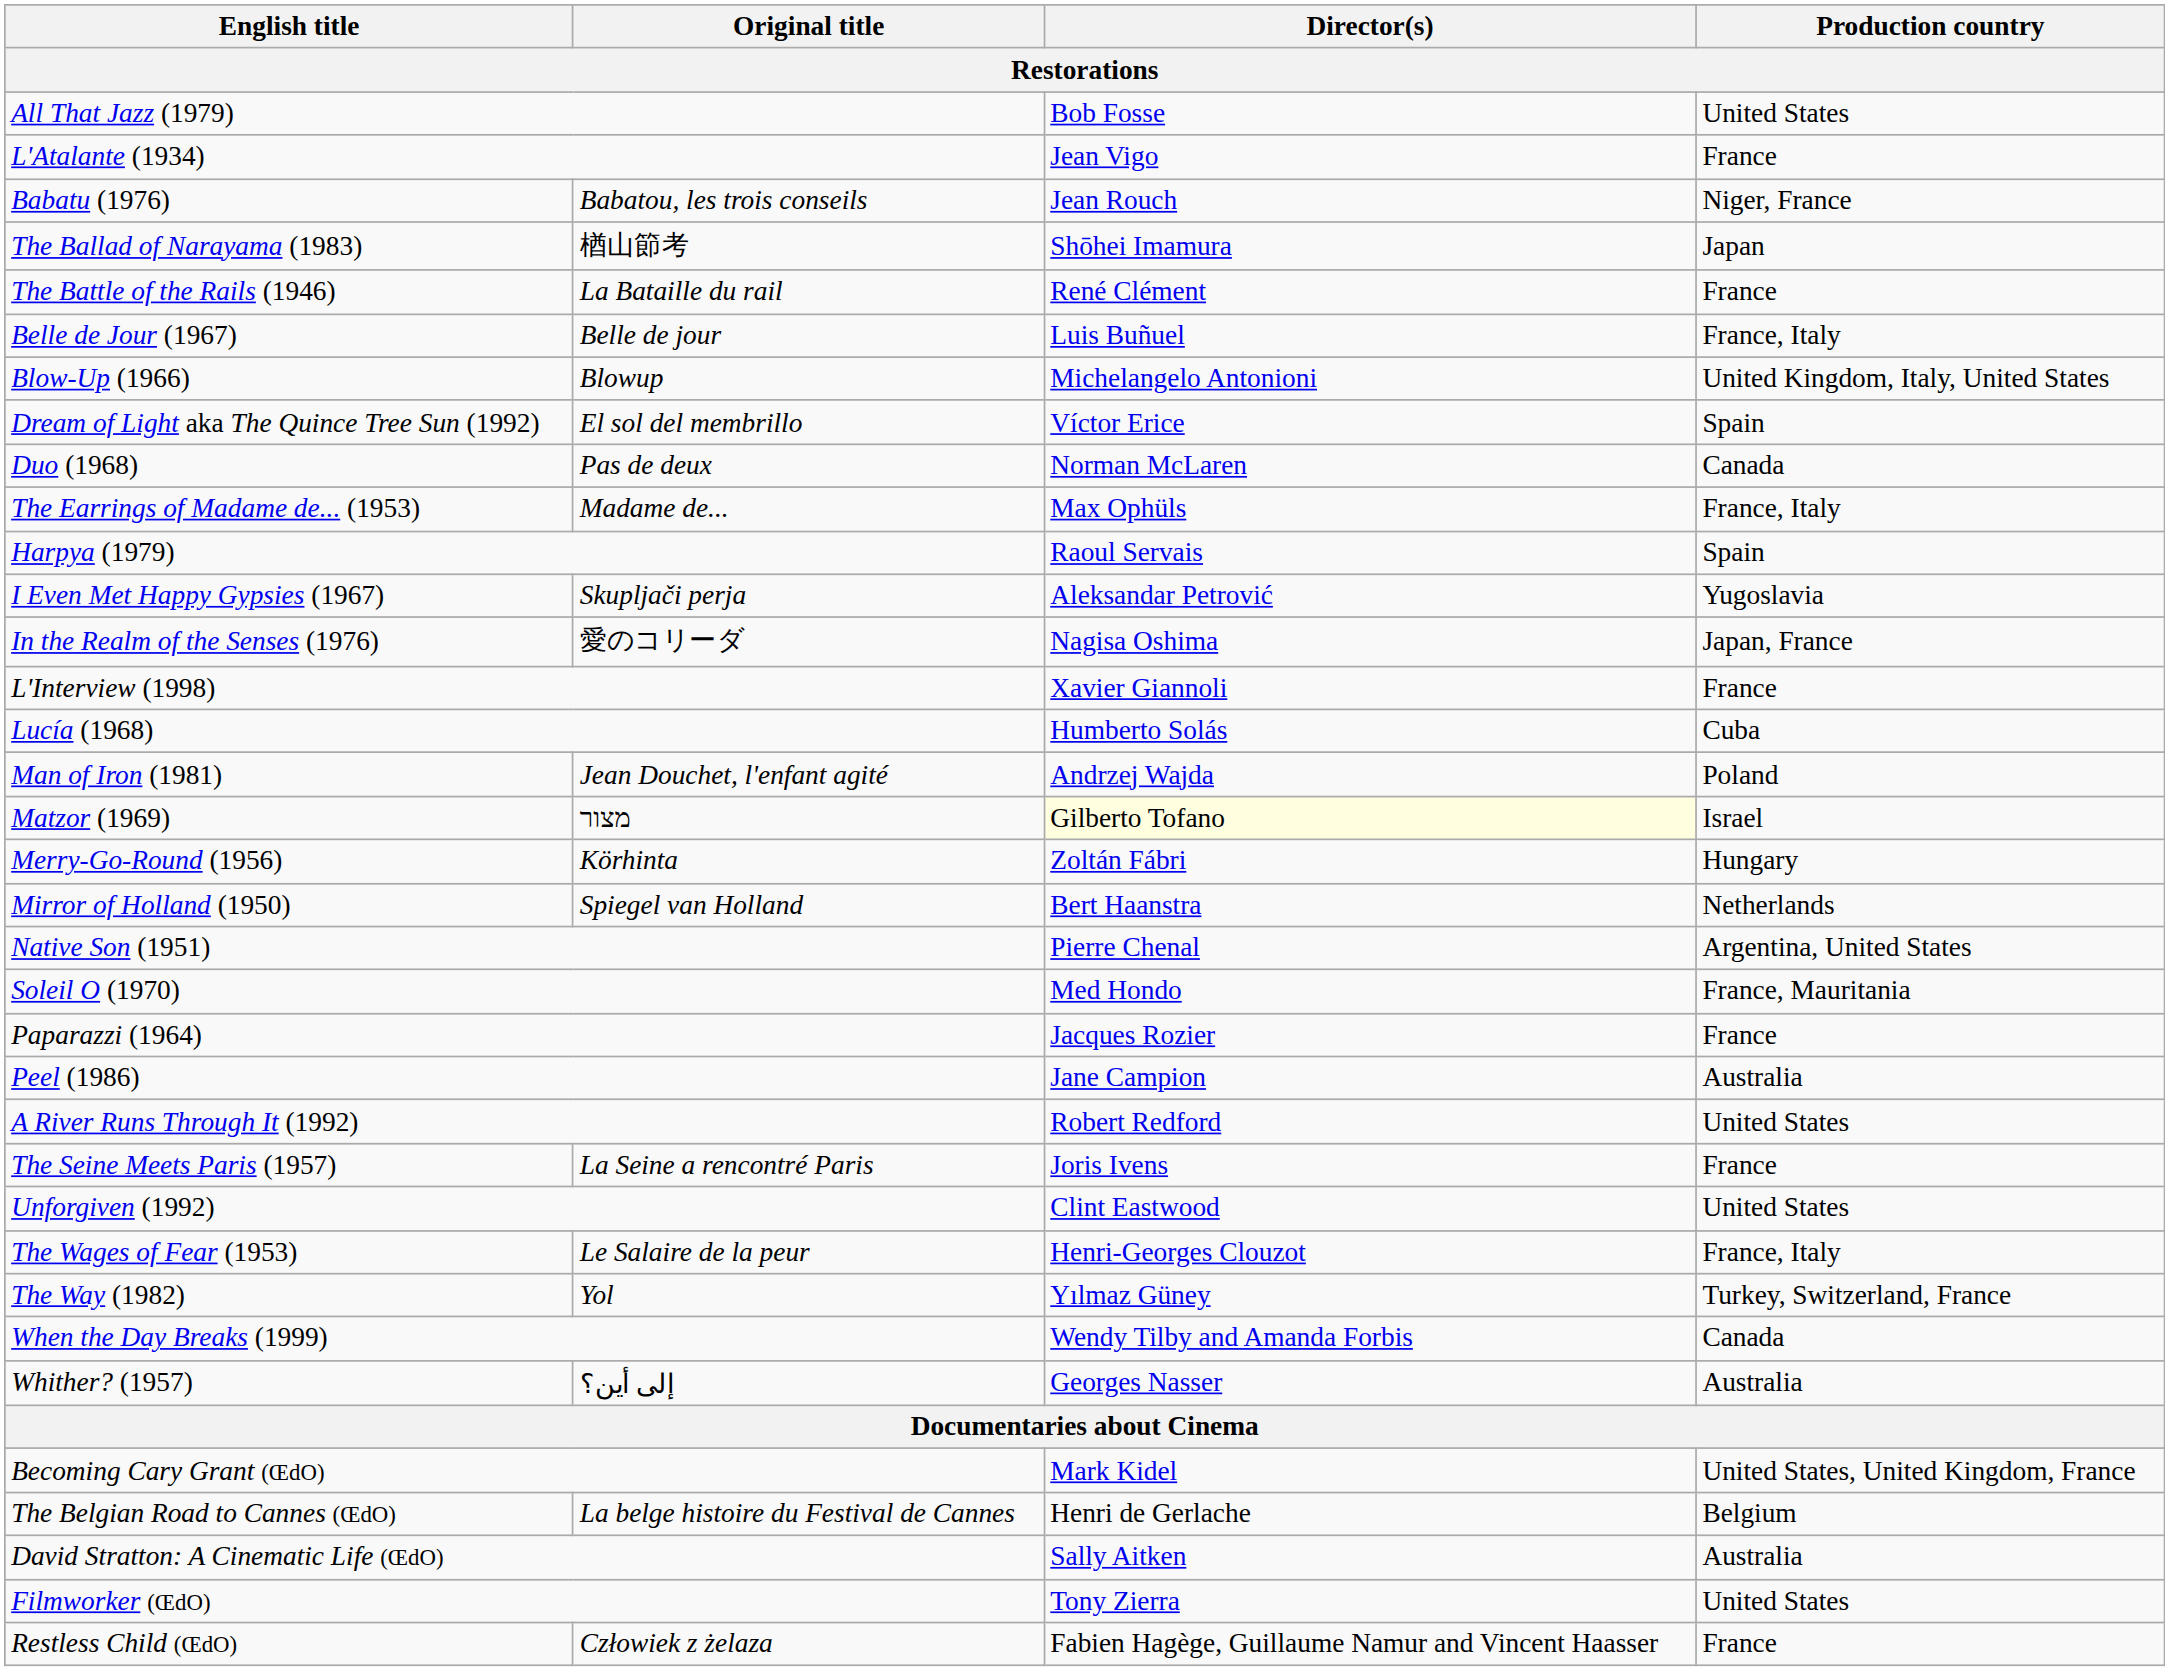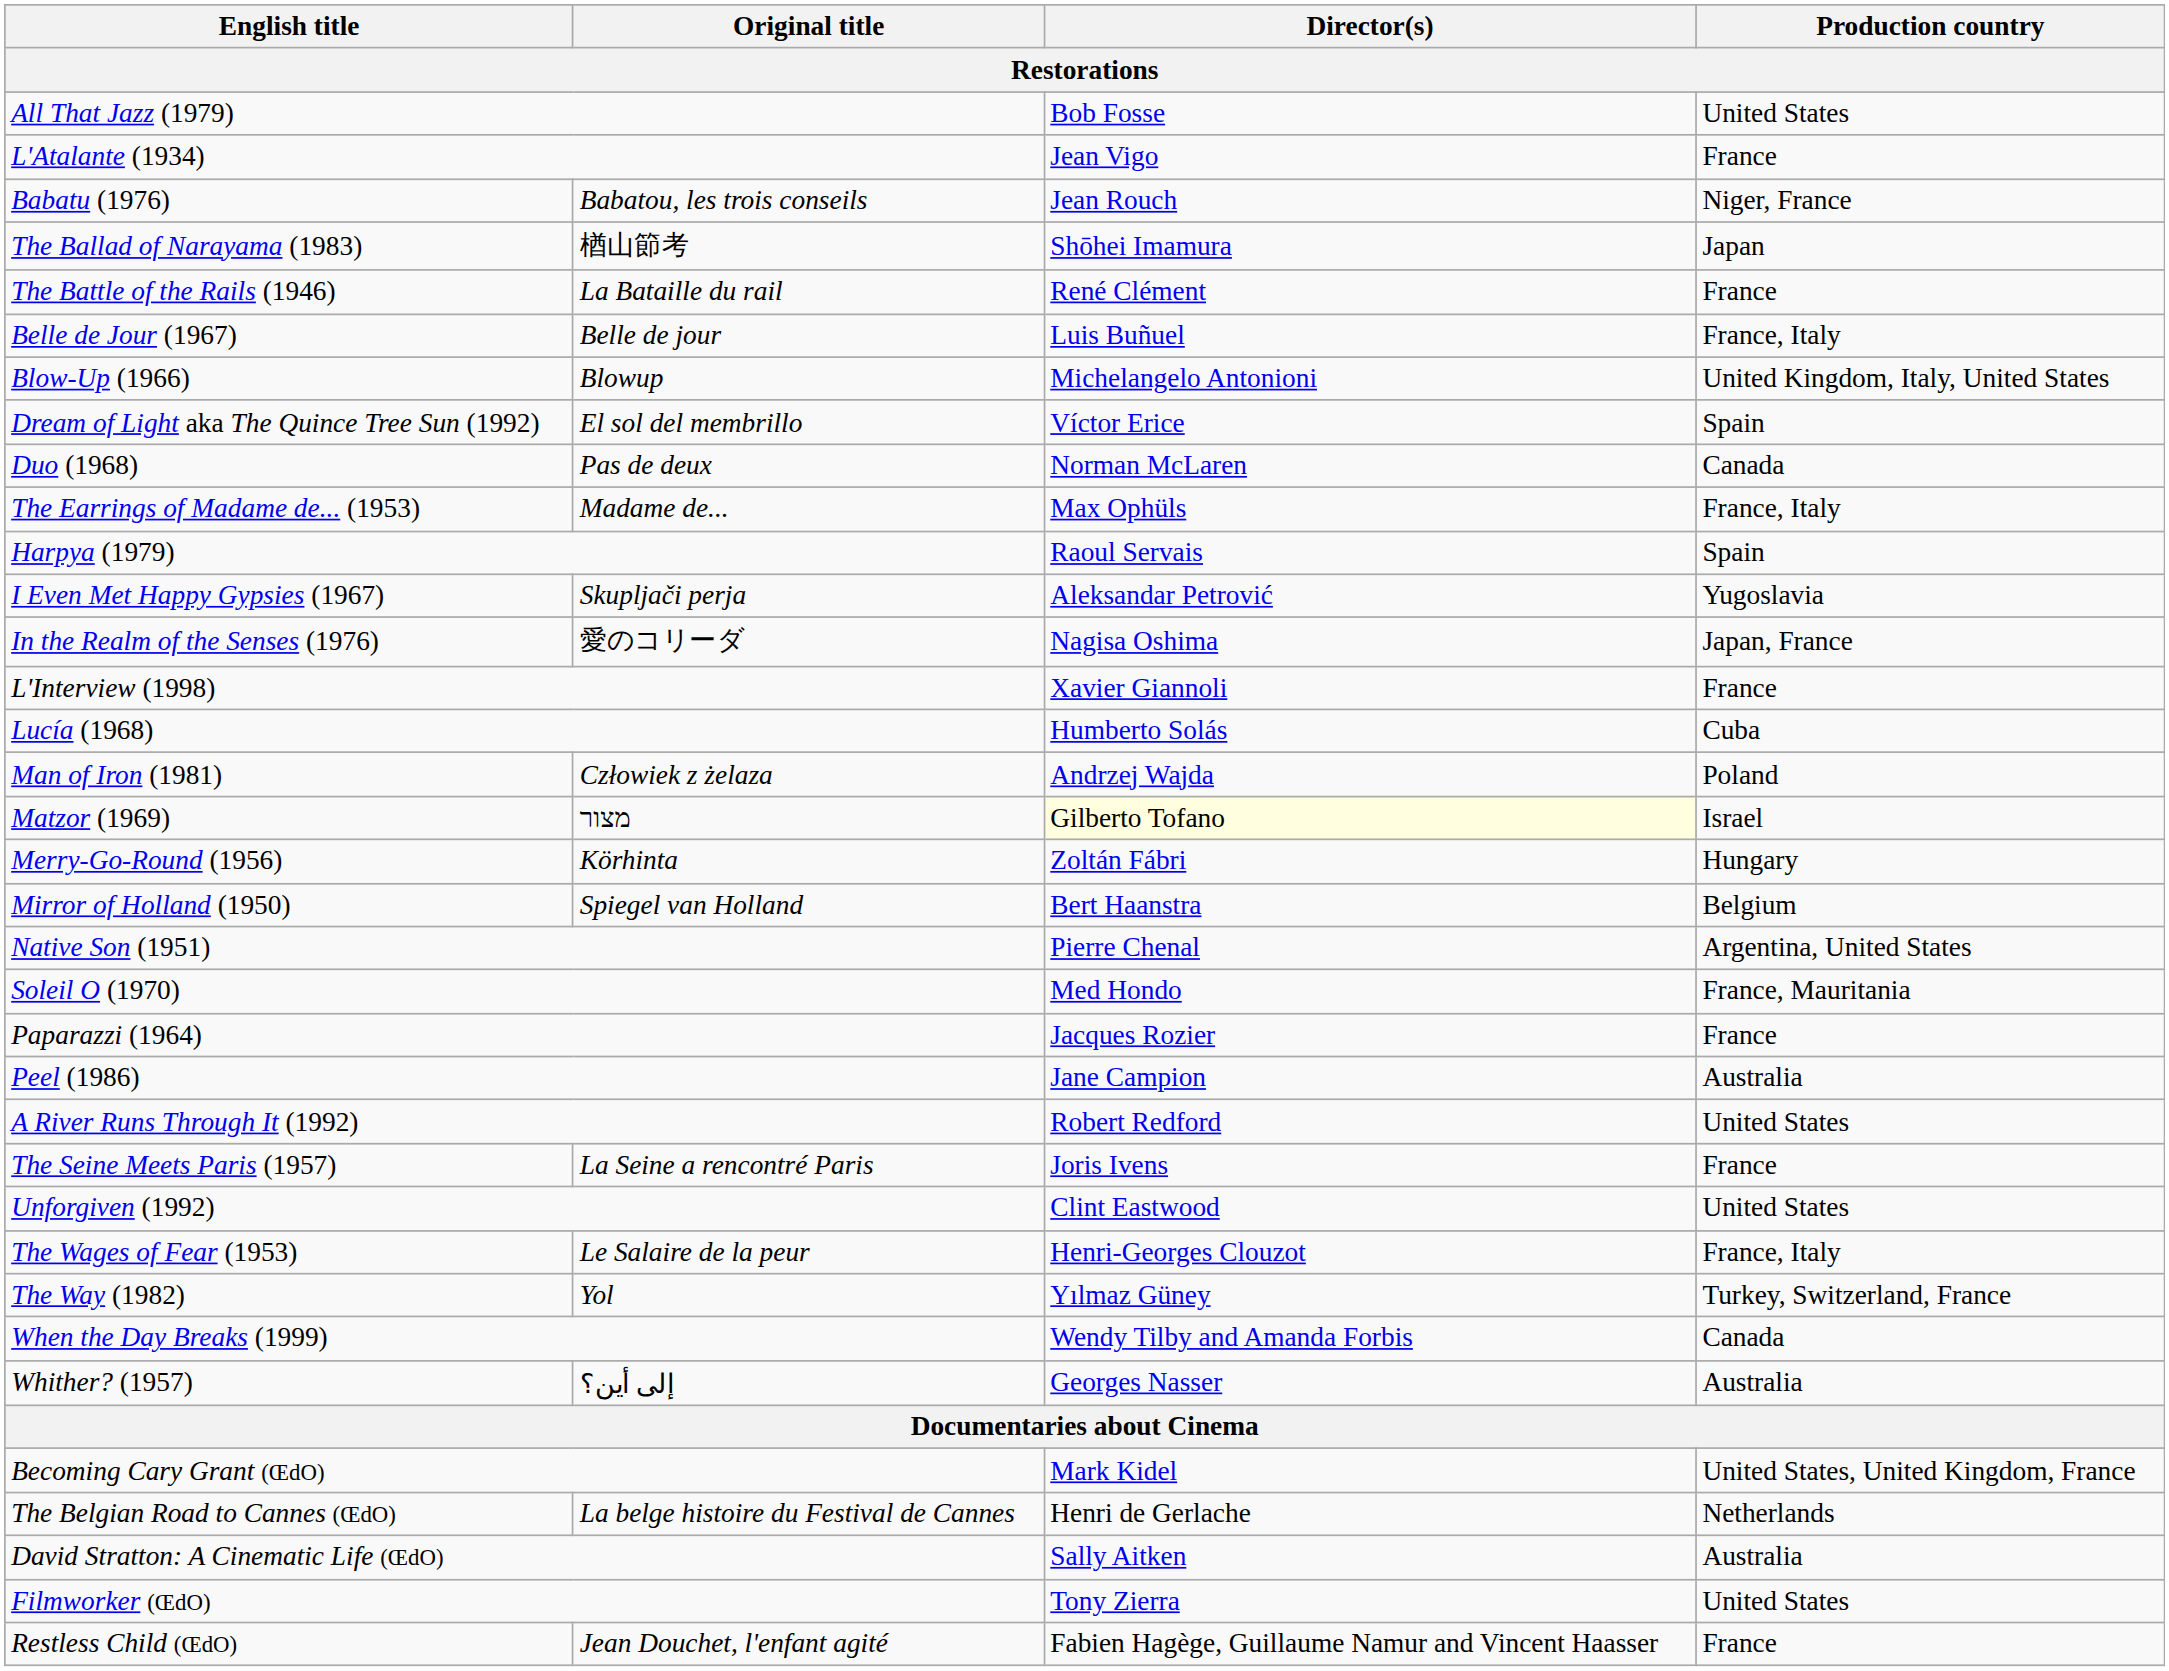(734, 774) Jean Douchet, l'enfant agité -> (676, 774) Człowiek z żelaza
(1769, 904) Netherlands -> (1750, 904) Belgium
(1750, 1513) Belgium -> (1769, 1513) Netherlands
(676, 1643) Człowiek z żelaza -> (734, 1643) Jean Douchet, l'enfant agité
